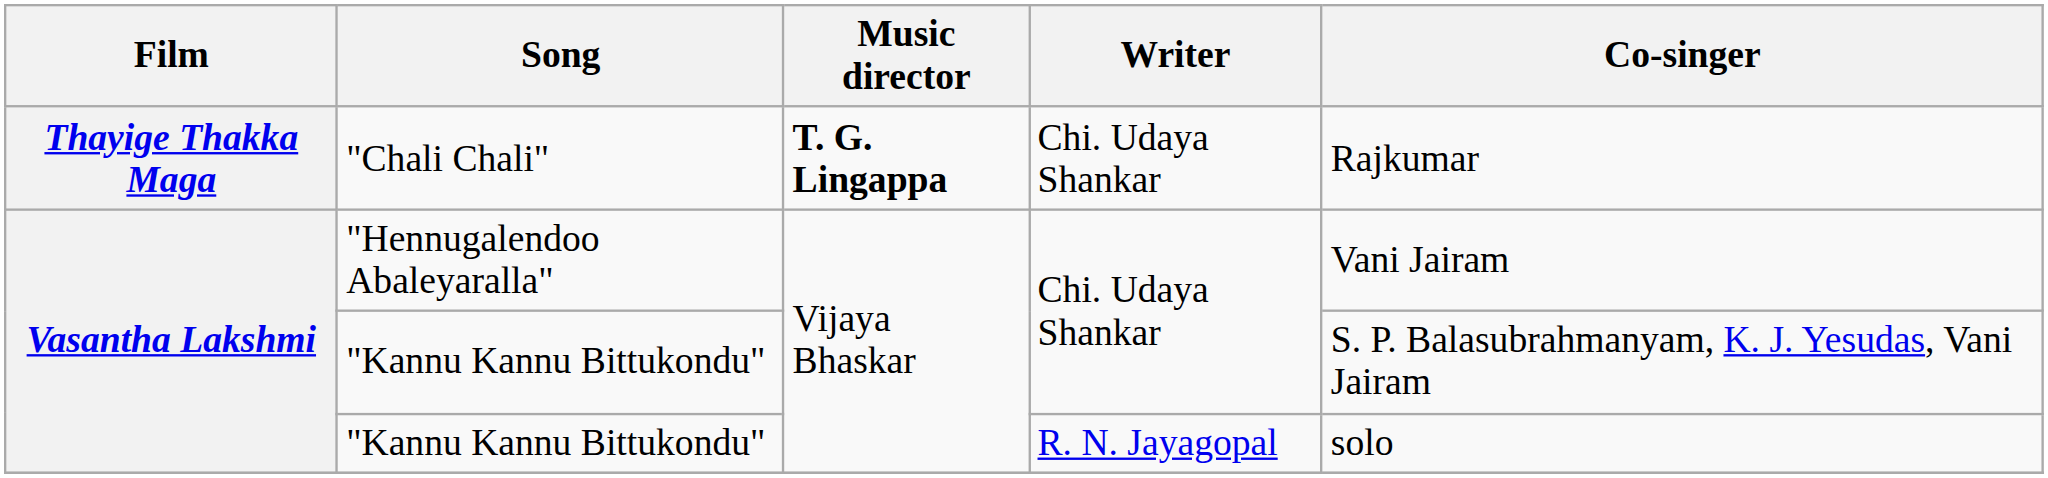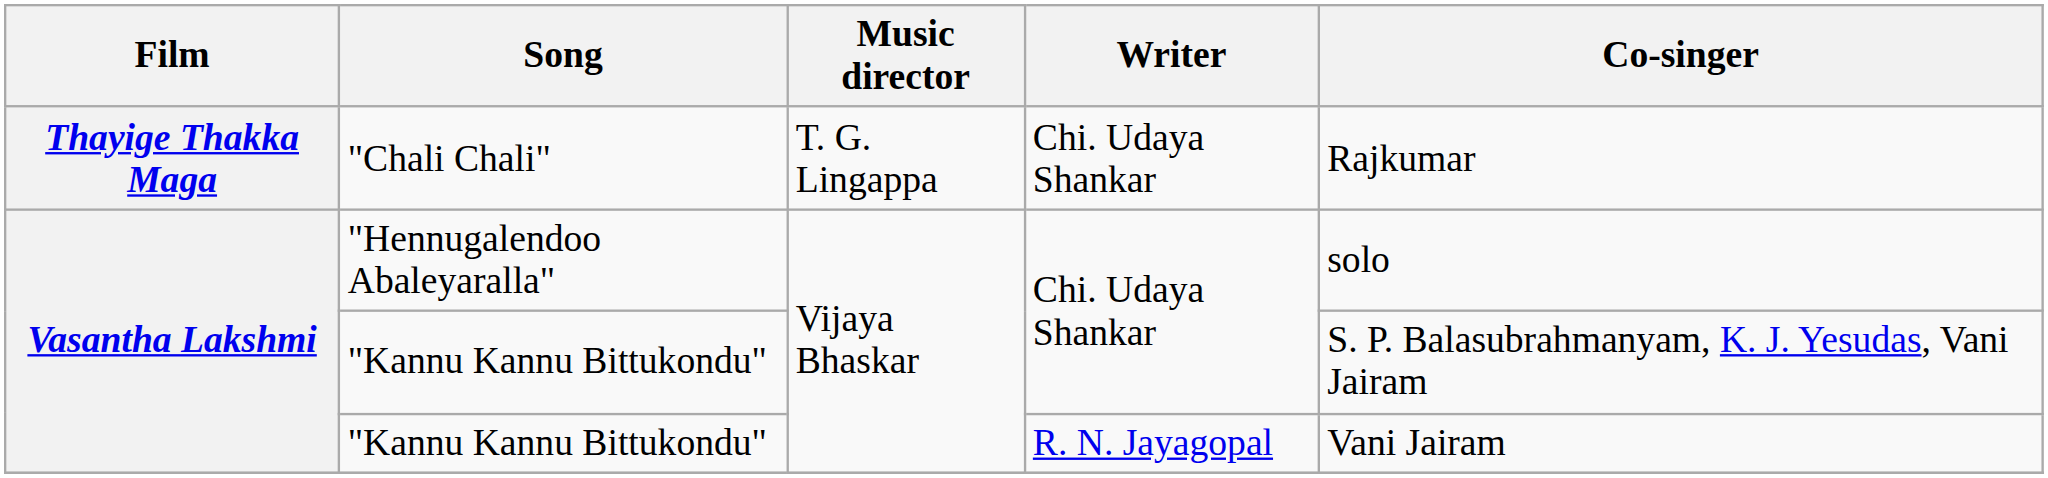(870, 157) bold -> (867, 157) normal
(1420, 259) Vani Jairam -> (1359, 259) solo
(1362, 442) solo -> (1417, 442) Vani Jairam
